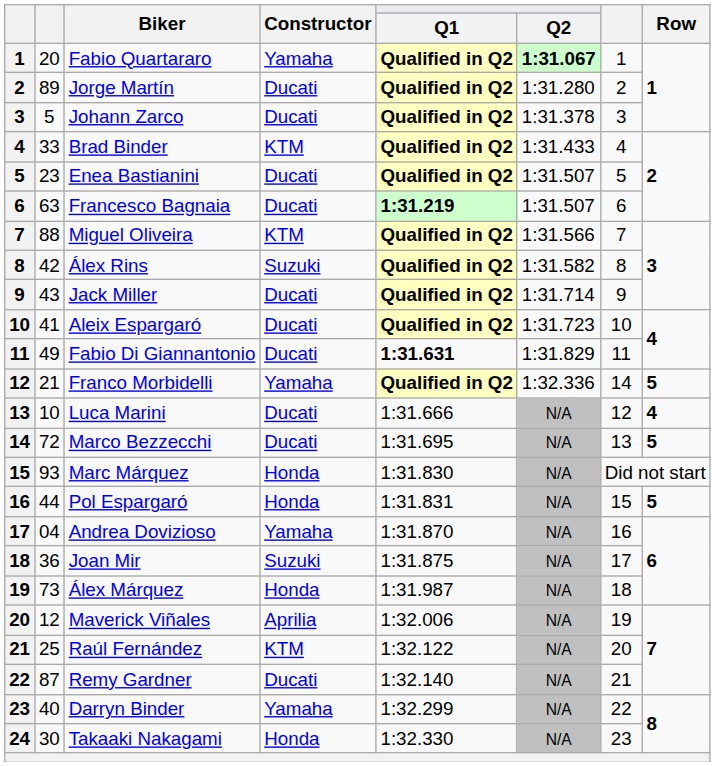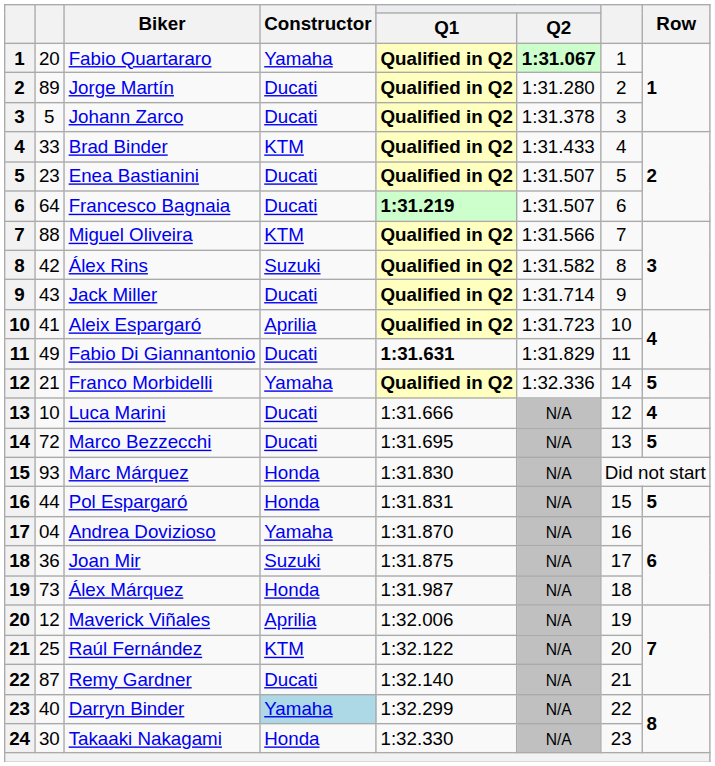(49, 205) 63 -> (49, 205) 64
(291, 324) Ducati -> (290, 324) Aprilia
(298, 708) no background -> (298, 708) lightblue background
